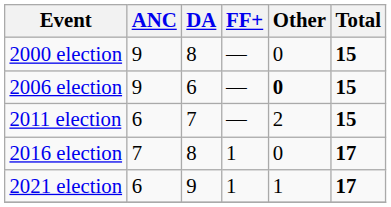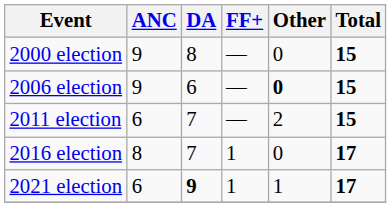(137, 152) 7 -> (137, 152) 8
(192, 152) 8 -> (192, 152) 7
(192, 185) normal -> (192, 185) bold
